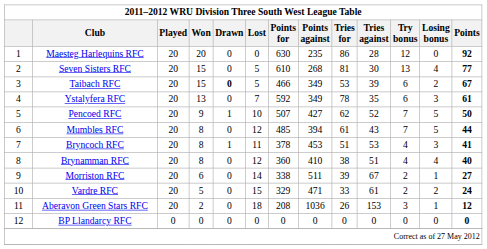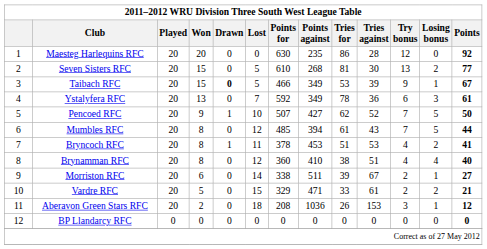(436, 69) 4 -> (436, 69) 2
(405, 84) 6 -> (405, 84) 9
(436, 84) 2 -> (436, 84) 1
(374, 99) 35 -> (374, 99) 36
(436, 145) 3 -> (436, 145) 2
(467, 190) 24 -> (467, 190) 21
